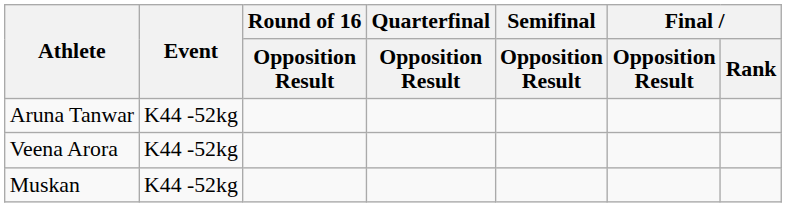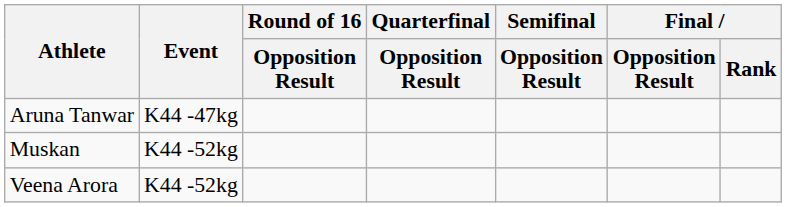(191, 115) K44 -52kg -> (191, 115) K44 -47kg
rows swapped: (45, 184) <-> (64, 149)
